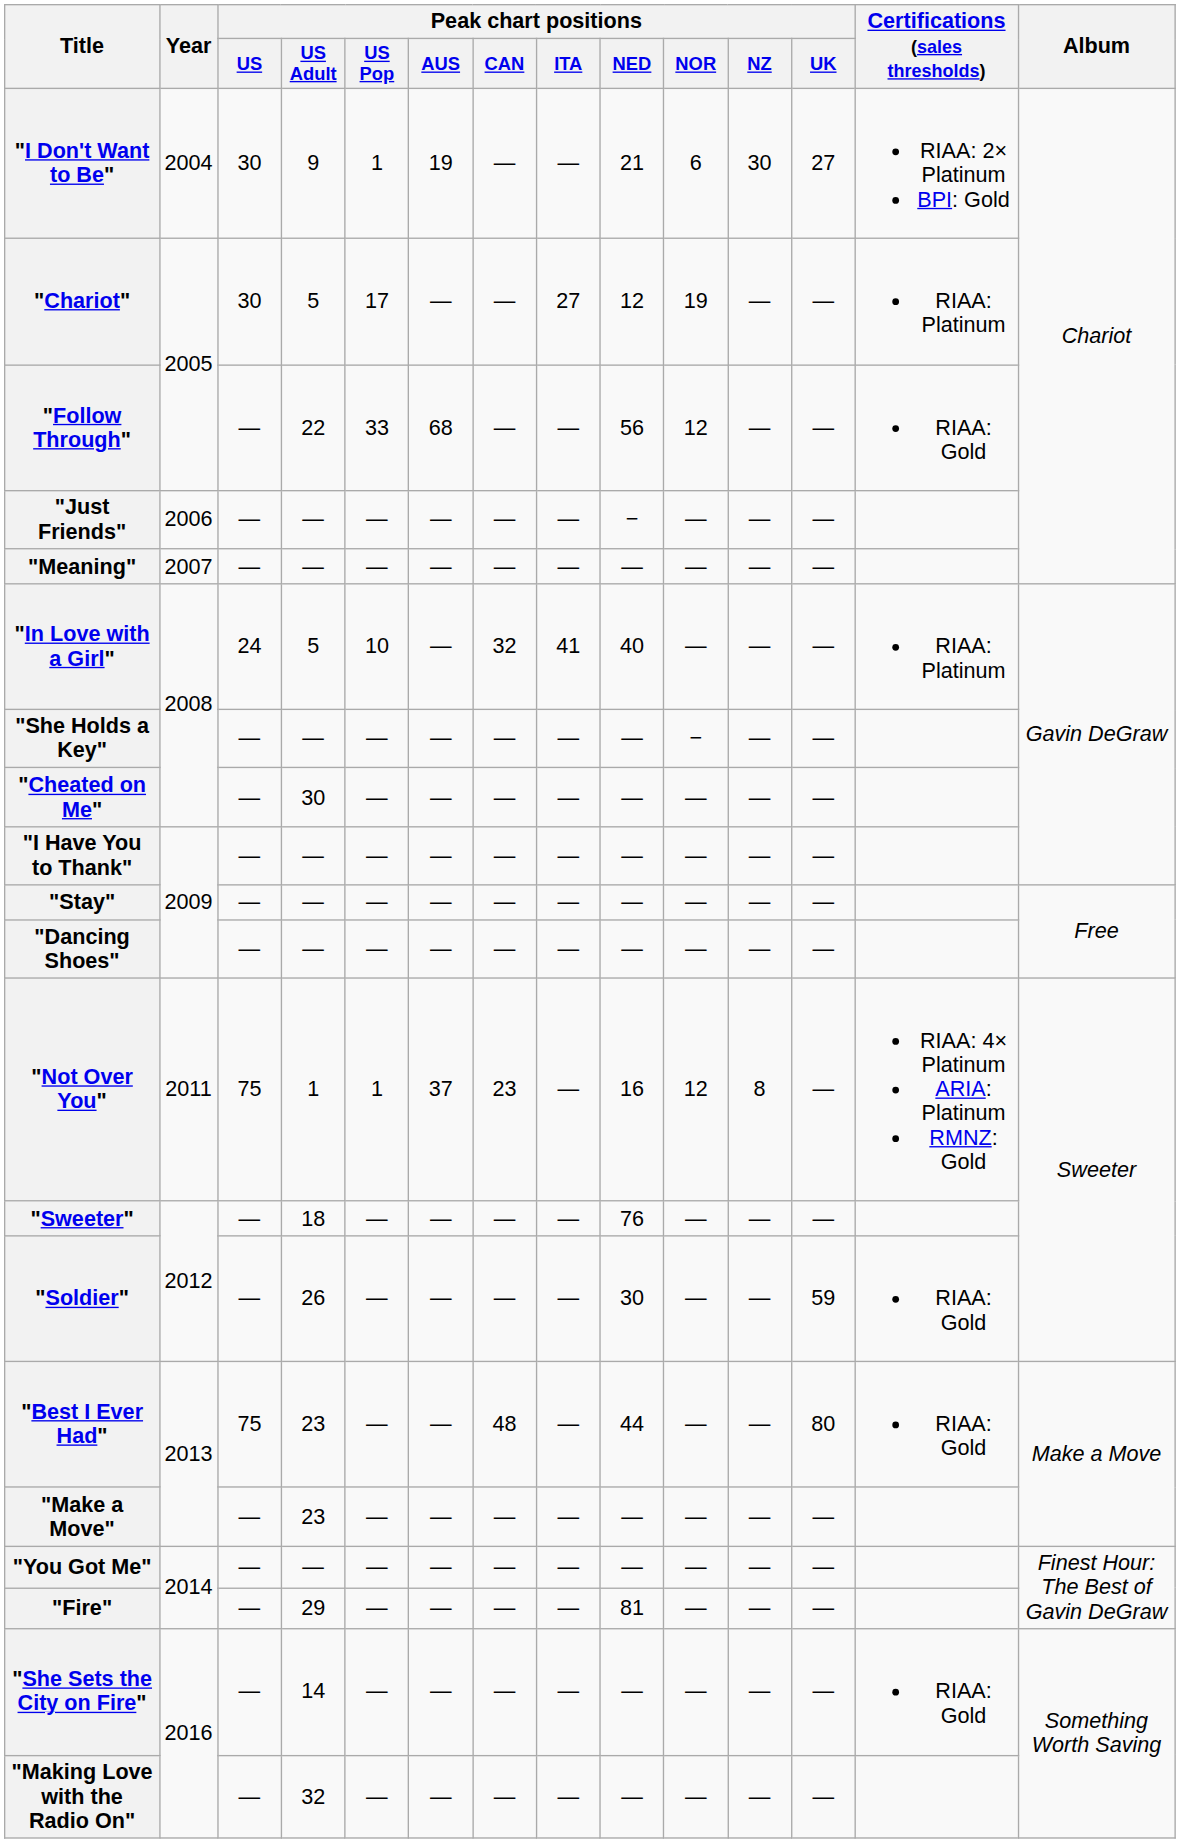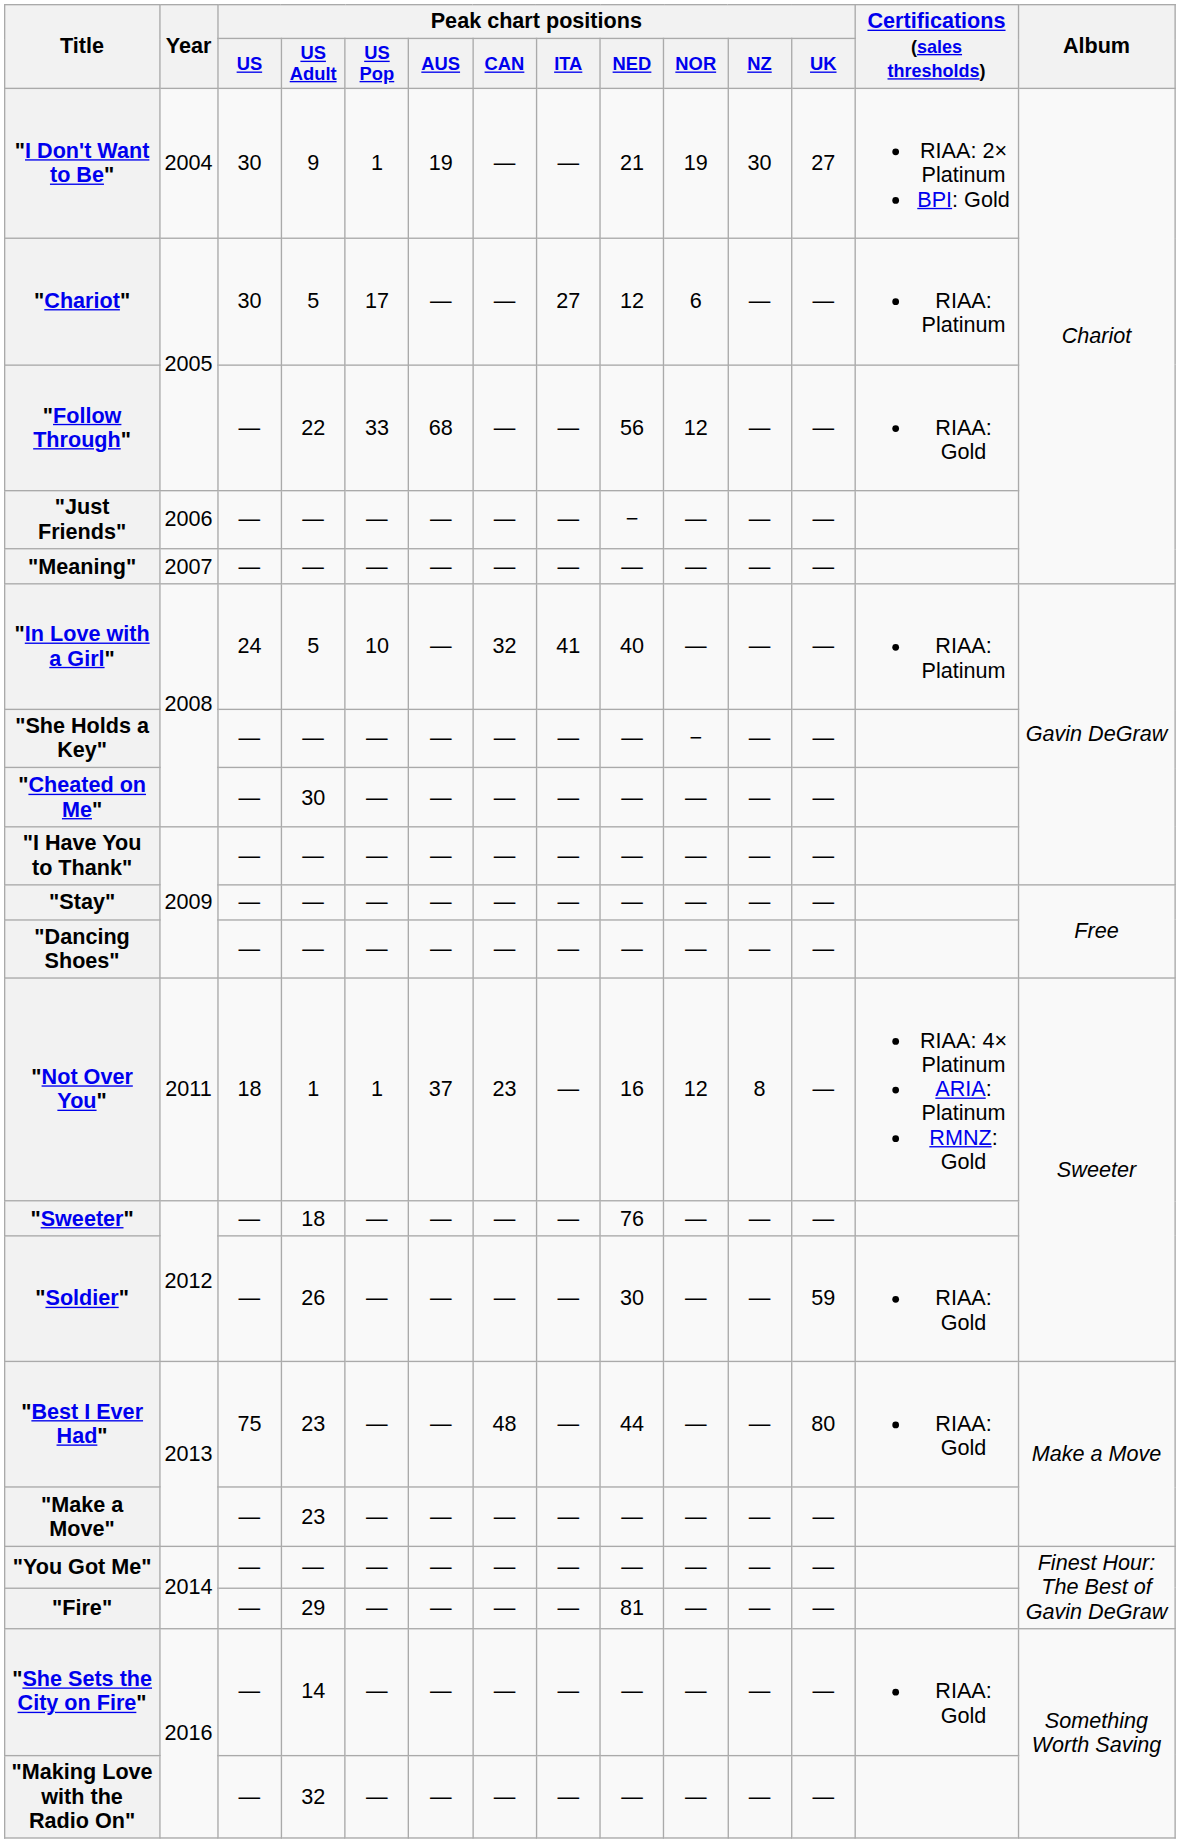(696, 163) 6 -> (696, 163) 19
(696, 301) 19 -> (696, 301) 6
(249, 1089) 75 -> (249, 1089) 18
